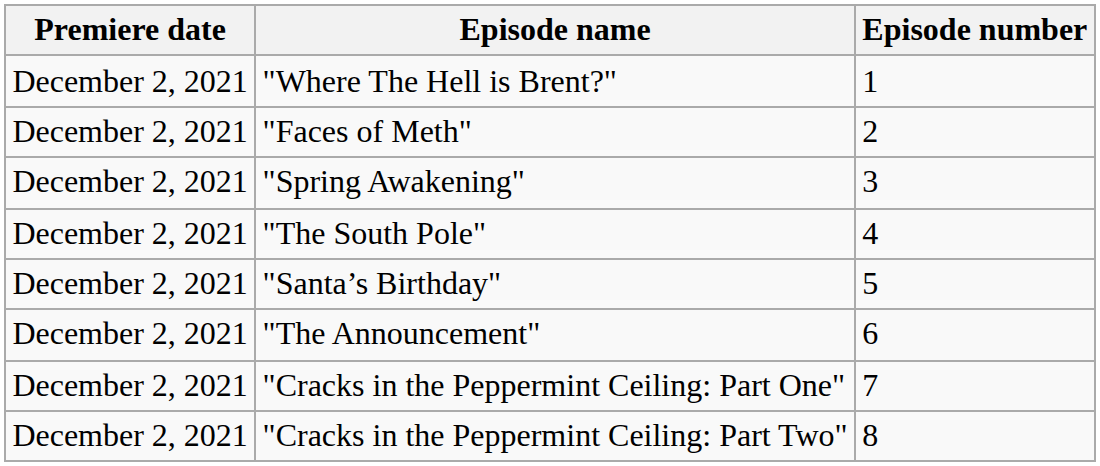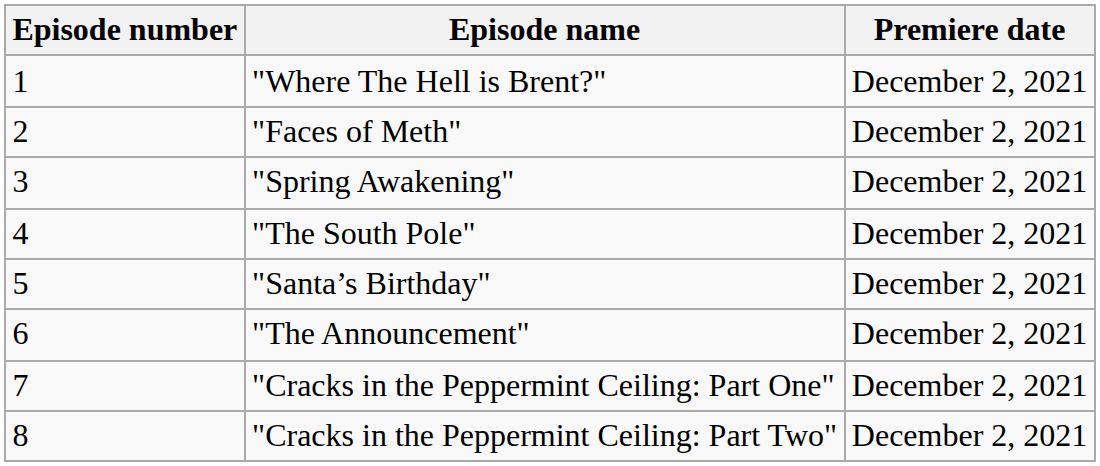columns swapped: (975, 29) <-> (130, 29)
